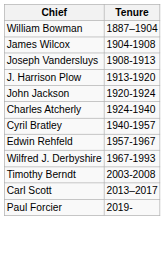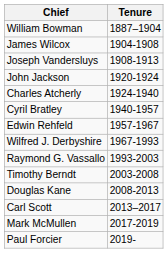- row: (44, 77)
+ row: (56, 158)
+ row: (39, 191)
+ row: (41, 223)
